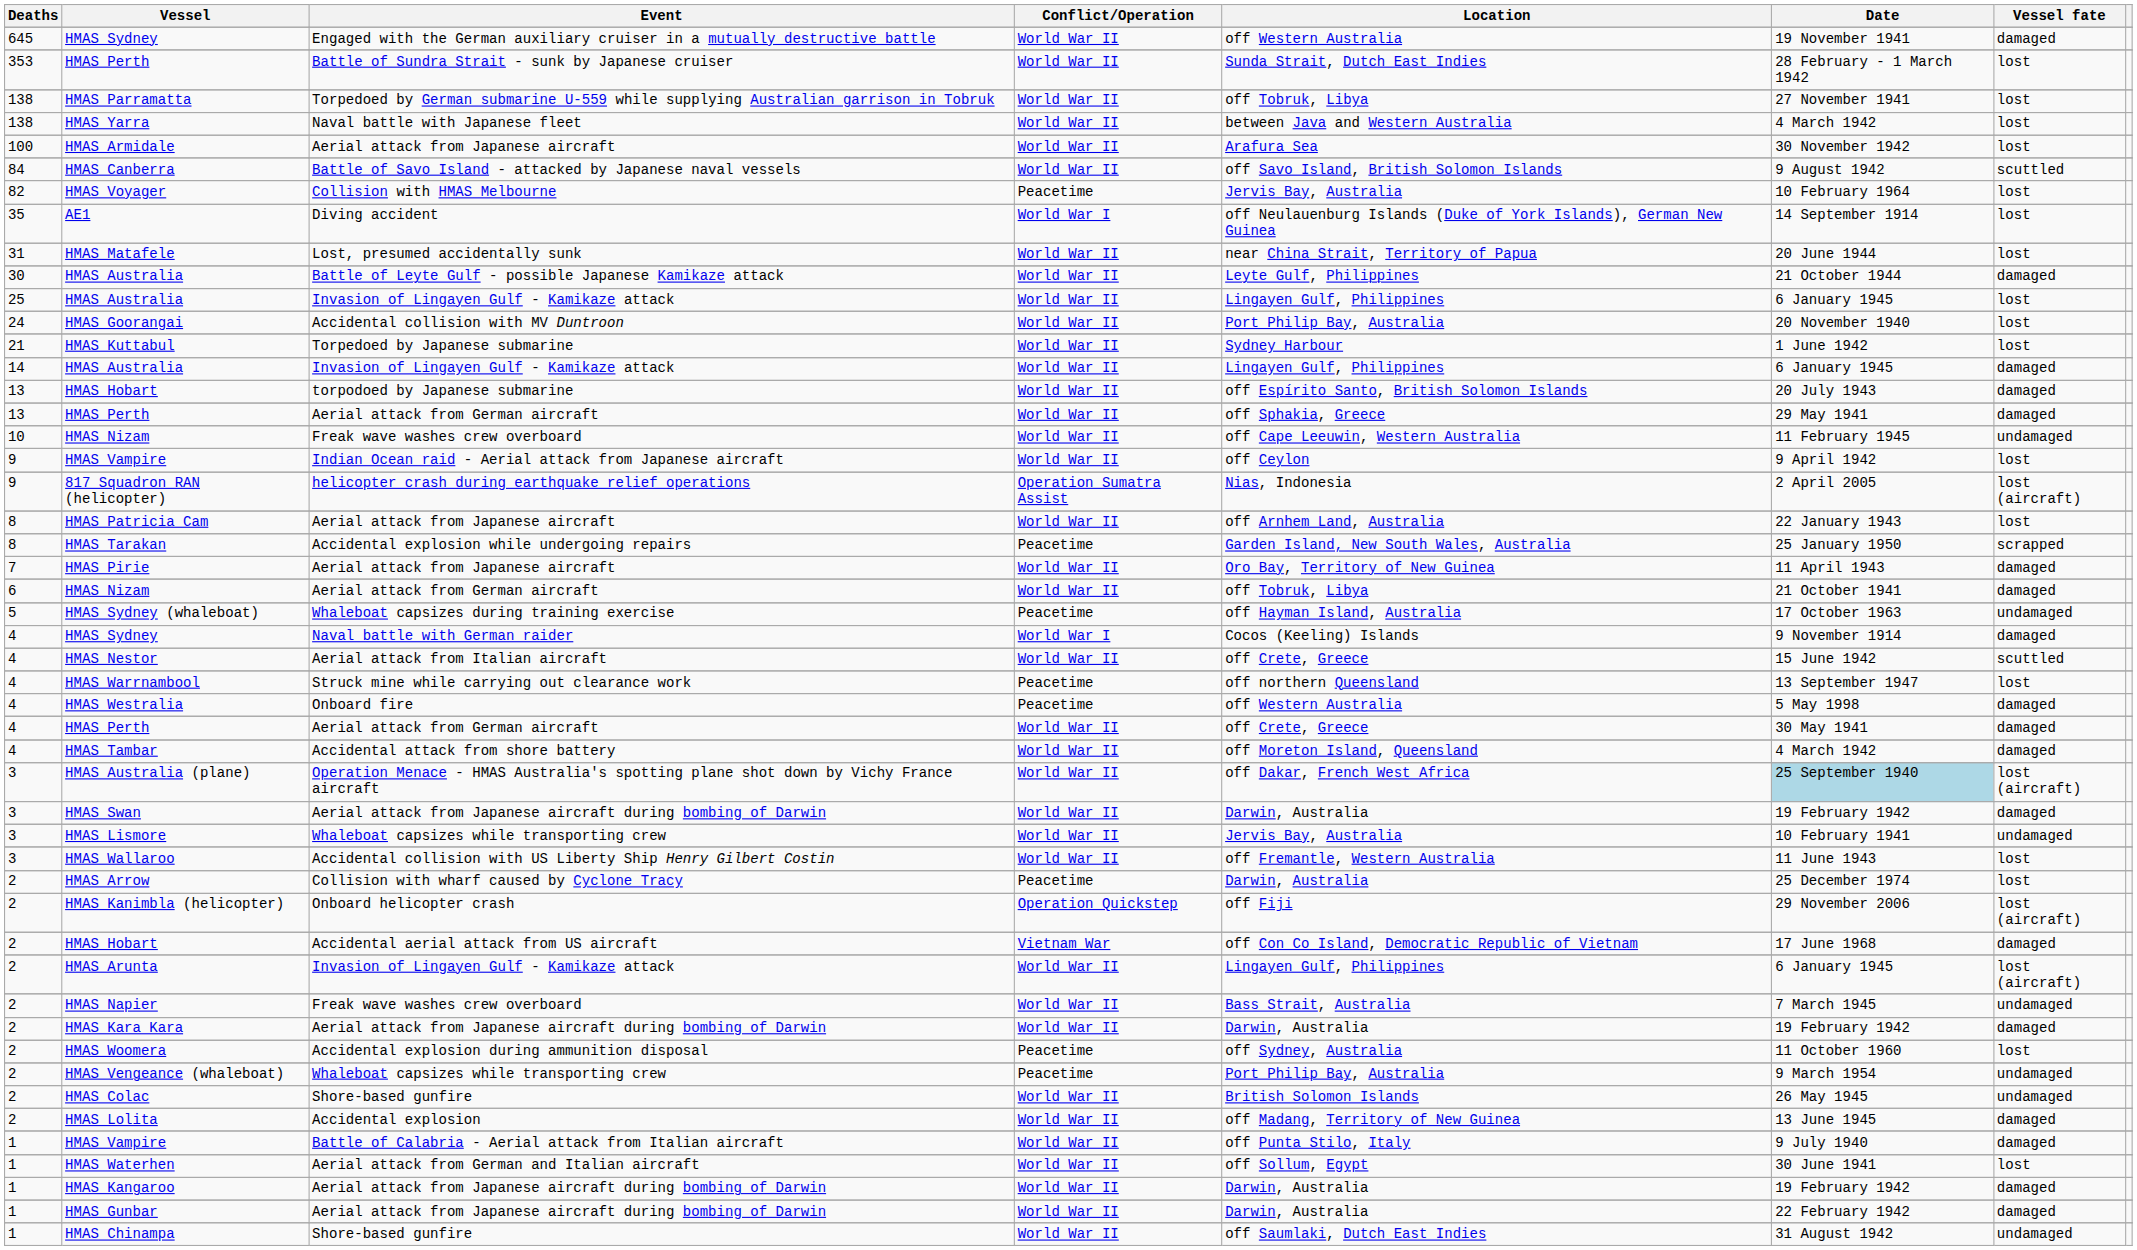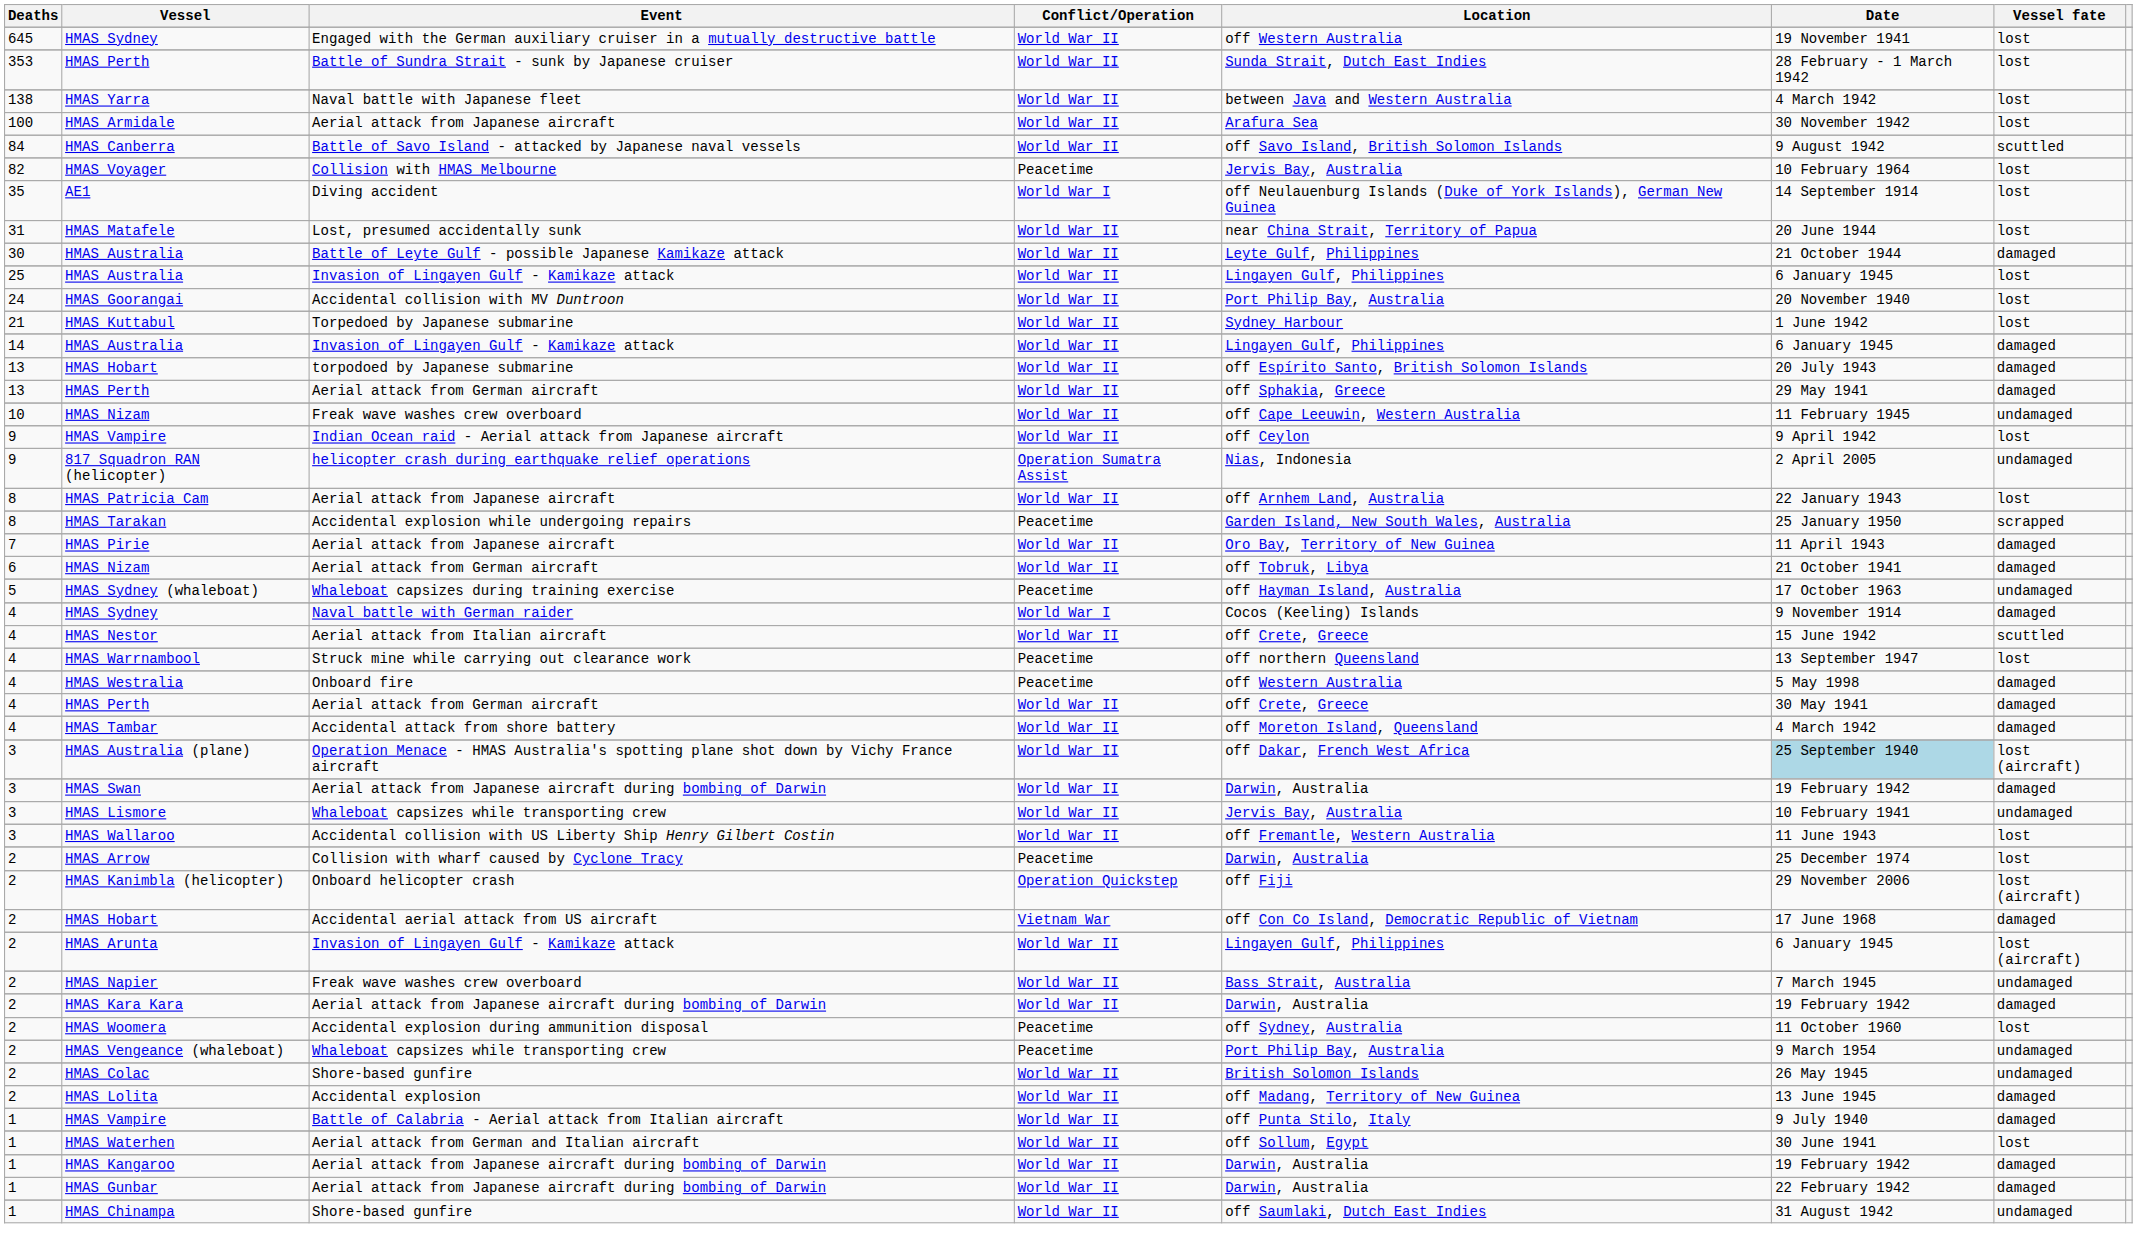(2026, 39) damaged -> (2014, 39) lost
- row: (21, 101)
(2039, 491) lost (aircraft) -> (2035, 460) undamaged
